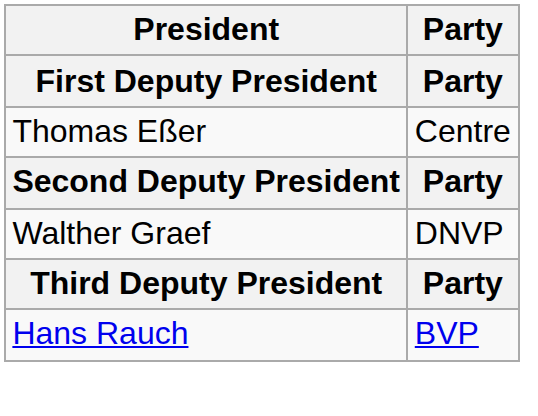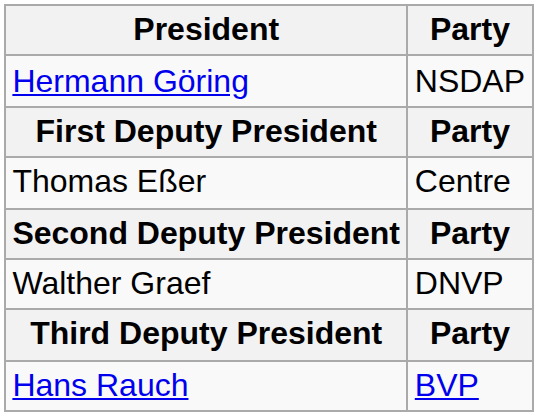+ row: (131, 80)
